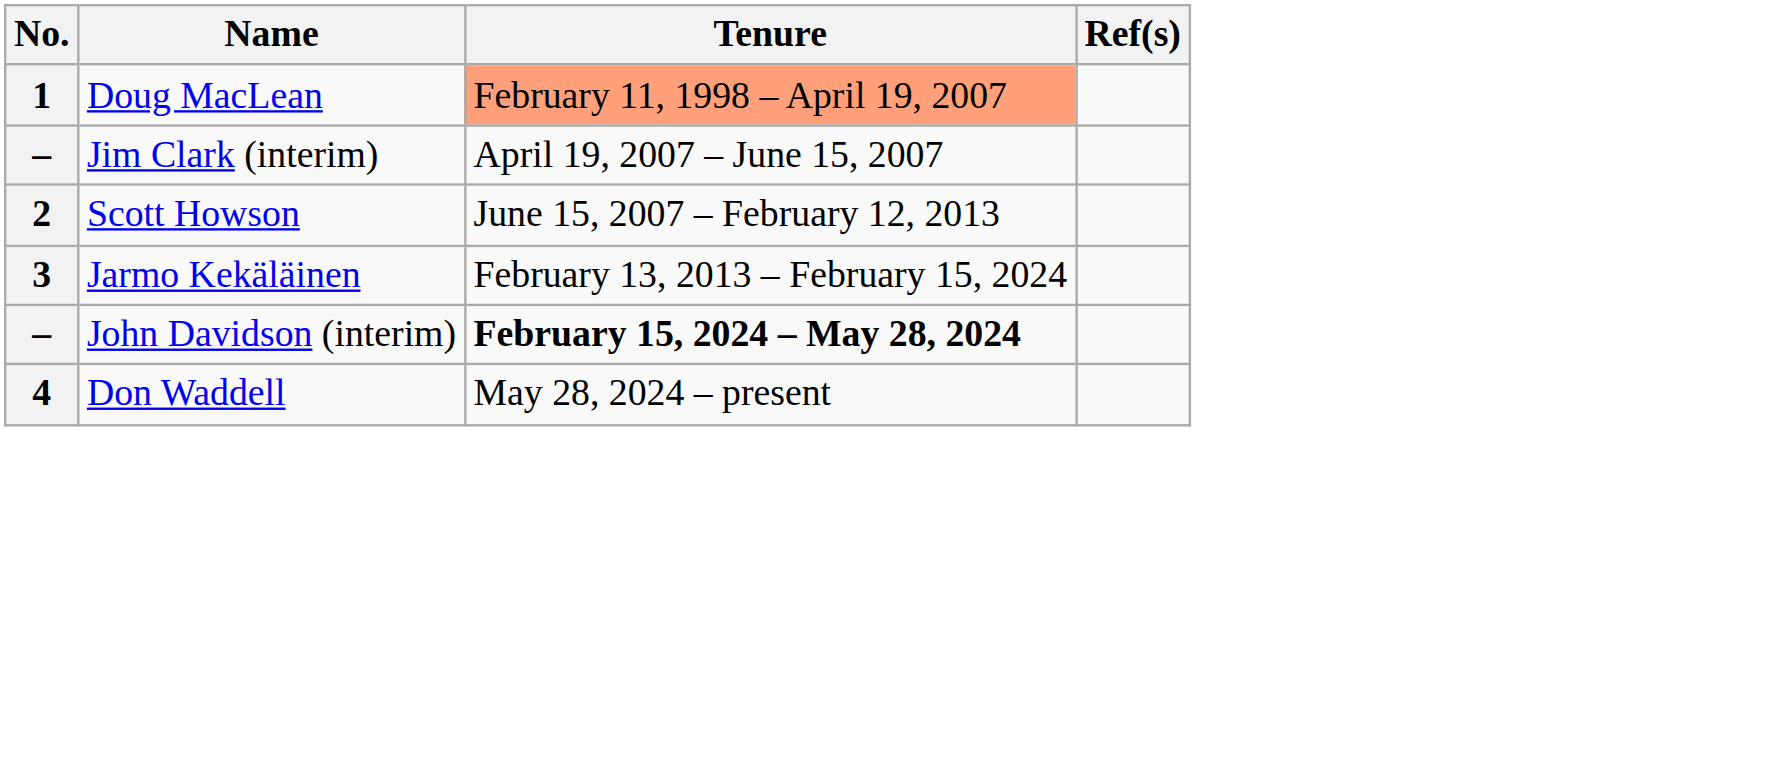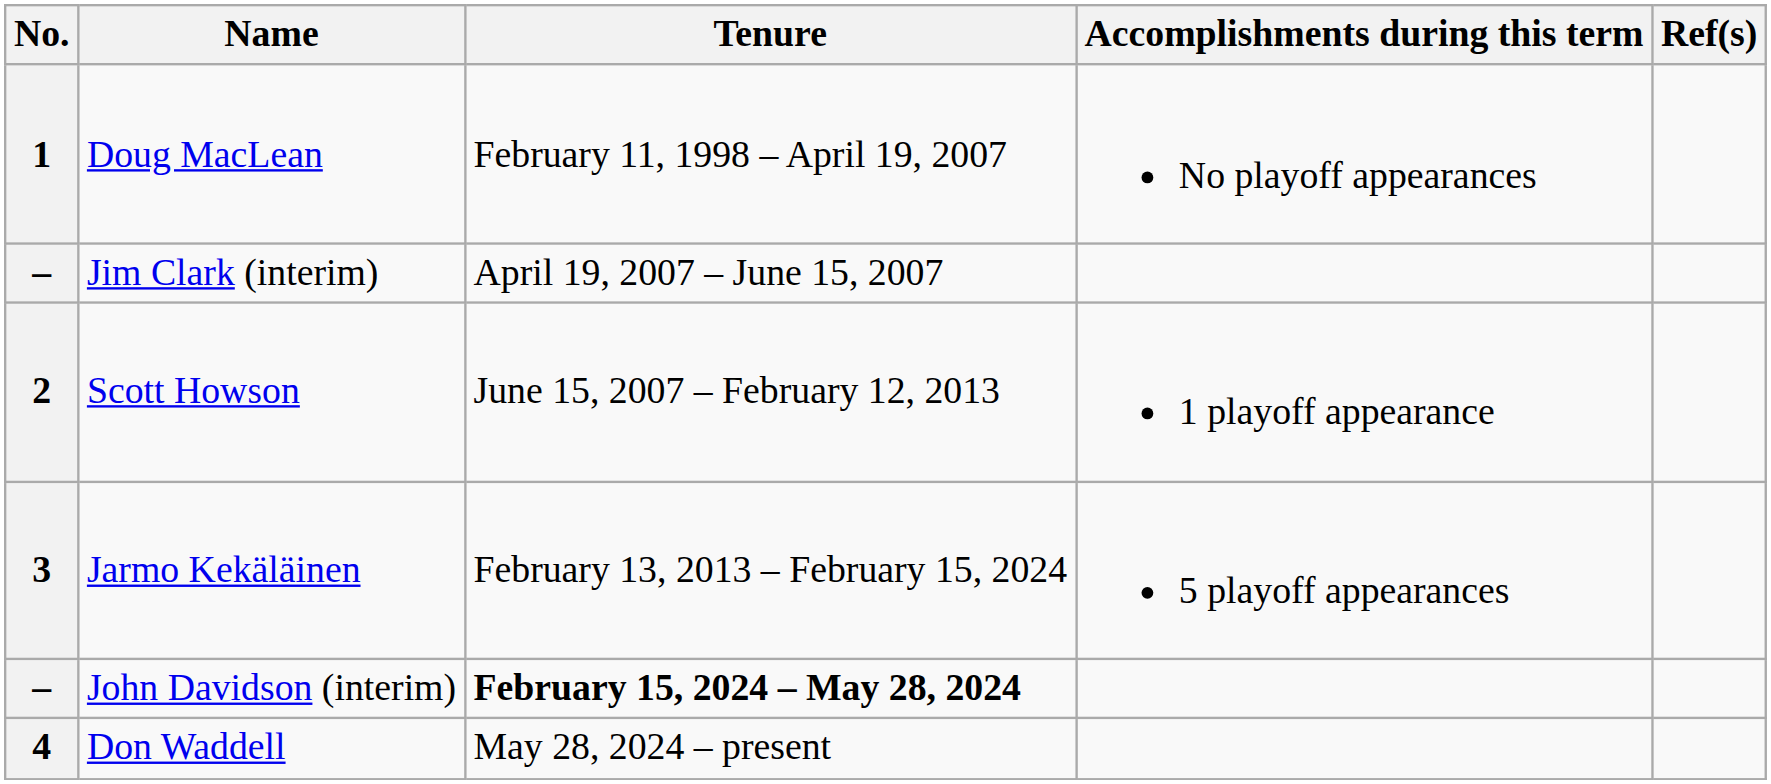+ column: (1364, 34)
(740, 94) lightsalmon background -> (740, 153) no background
